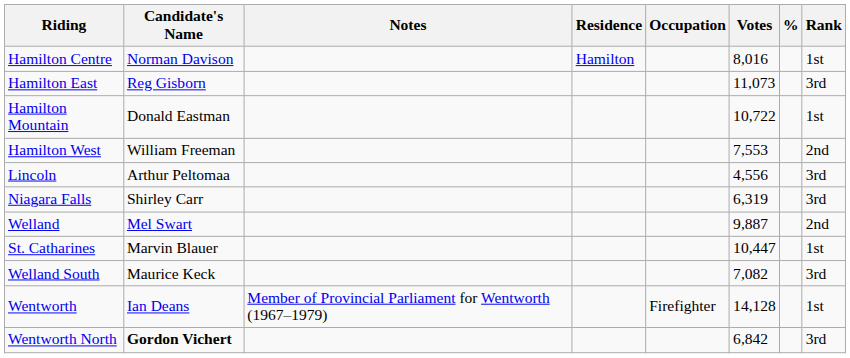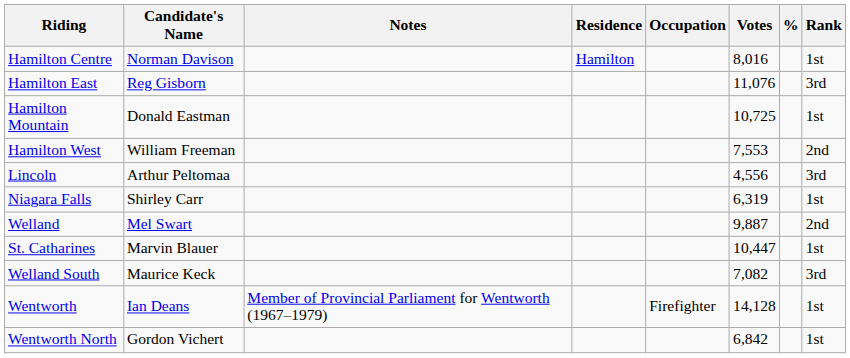(754, 83) 11,073 -> (754, 83) 11,076
(754, 116) 10,722 -> (754, 116) 10,725
(816, 199) 3rd -> (815, 199) 1st
(179, 339) bold -> (175, 339) normal
(816, 339) 3rd -> (815, 339) 1st
